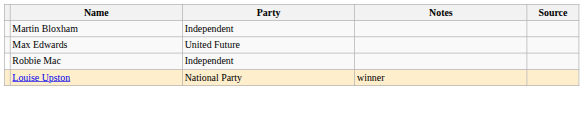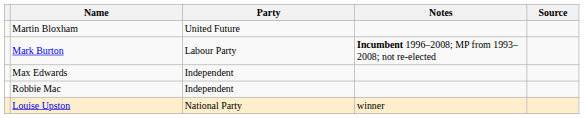(209, 29) Independent -> (212, 29) United Future
+ row: (38, 51)
(212, 45) United Future -> (209, 73) Independent
